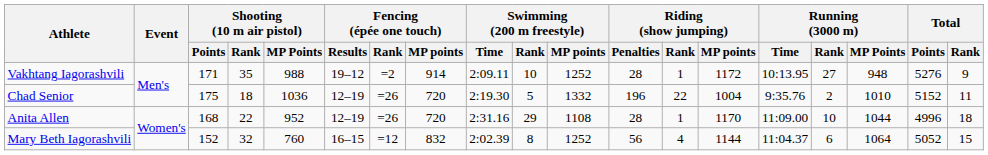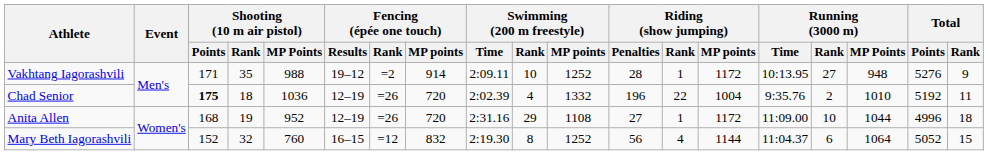(209, 95) normal -> (209, 95) bold
(489, 95) 2:19.30 -> (489, 95) 2:02.39
(530, 95) 5 -> (530, 95) 4
(928, 95) 5152 -> (928, 95) 5192
(246, 117) 22 -> (246, 117) 19
(636, 117) 28 -> (636, 117) 27
(728, 117) 1170 -> (728, 117) 1172
(489, 139) 2:02.39 -> (489, 139) 2:19.30
